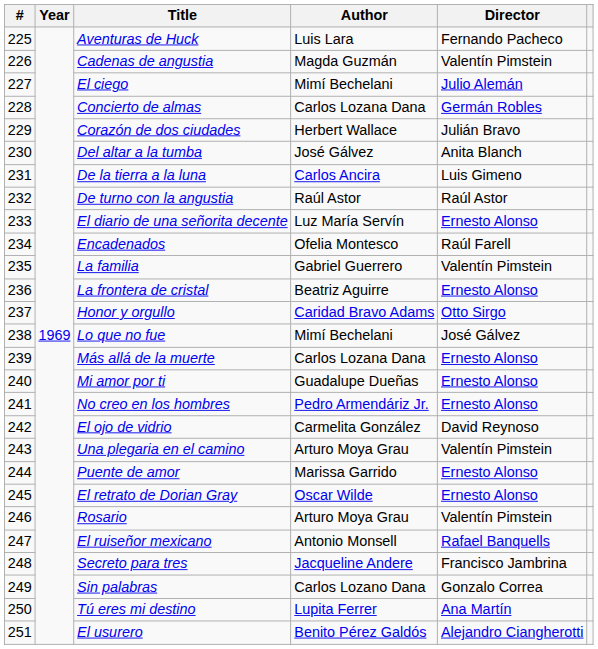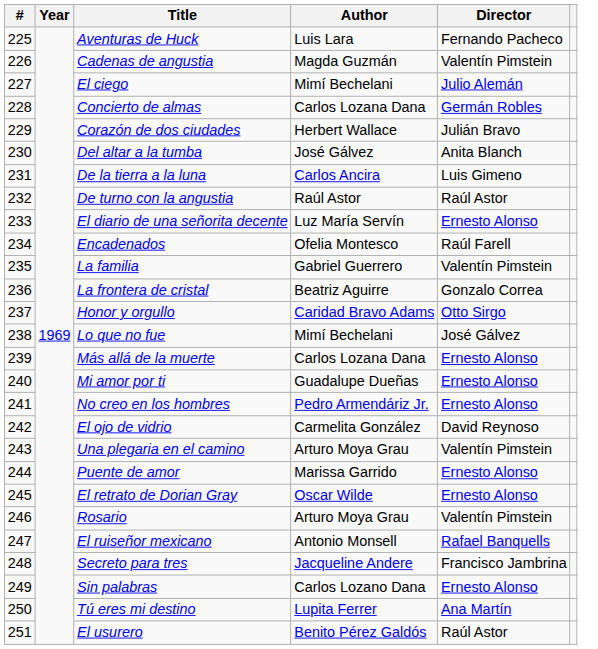(489, 289) Ernesto Alonso -> (492, 289) Gonzalo Correa
(492, 586) Gonzalo Correa -> (489, 586) Ernesto Alonso
(512, 632) Alejandro Ciangherotti -> (474, 632) Raúl Astor
